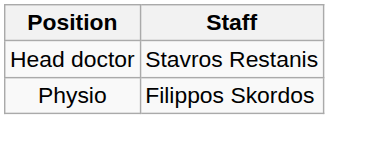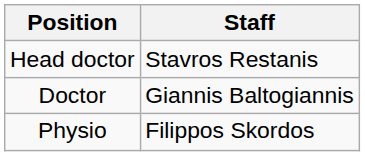+ row: (72, 95)
